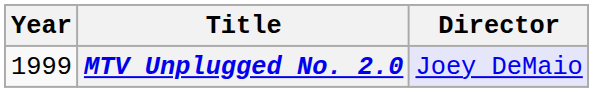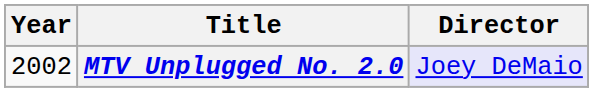(41, 67) 1999 -> (41, 67) 2002
